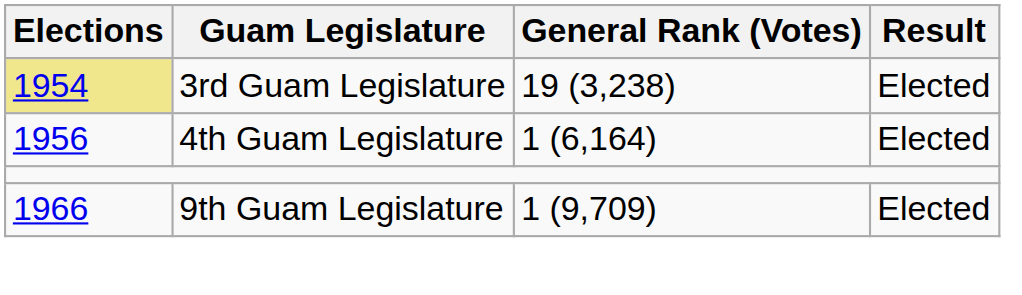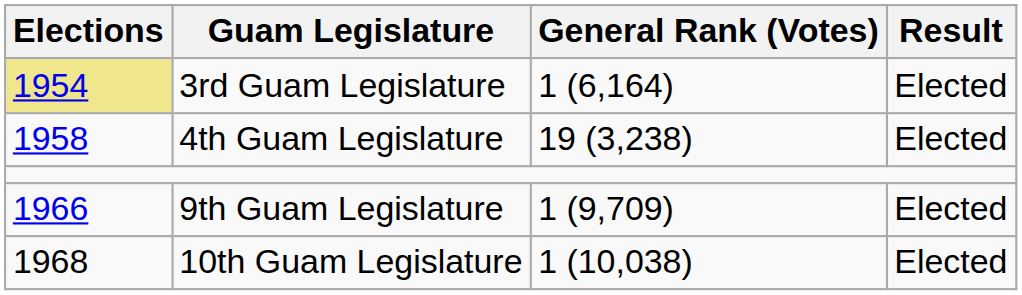(598, 85) 19 (3,238) -> (606, 85) 1 (6,164)
(51, 138) 1956 -> (51, 138) 1958
(589, 138) 1 (6,164) -> (615, 138) 19 (3,238)
+ row: (351, 262)
